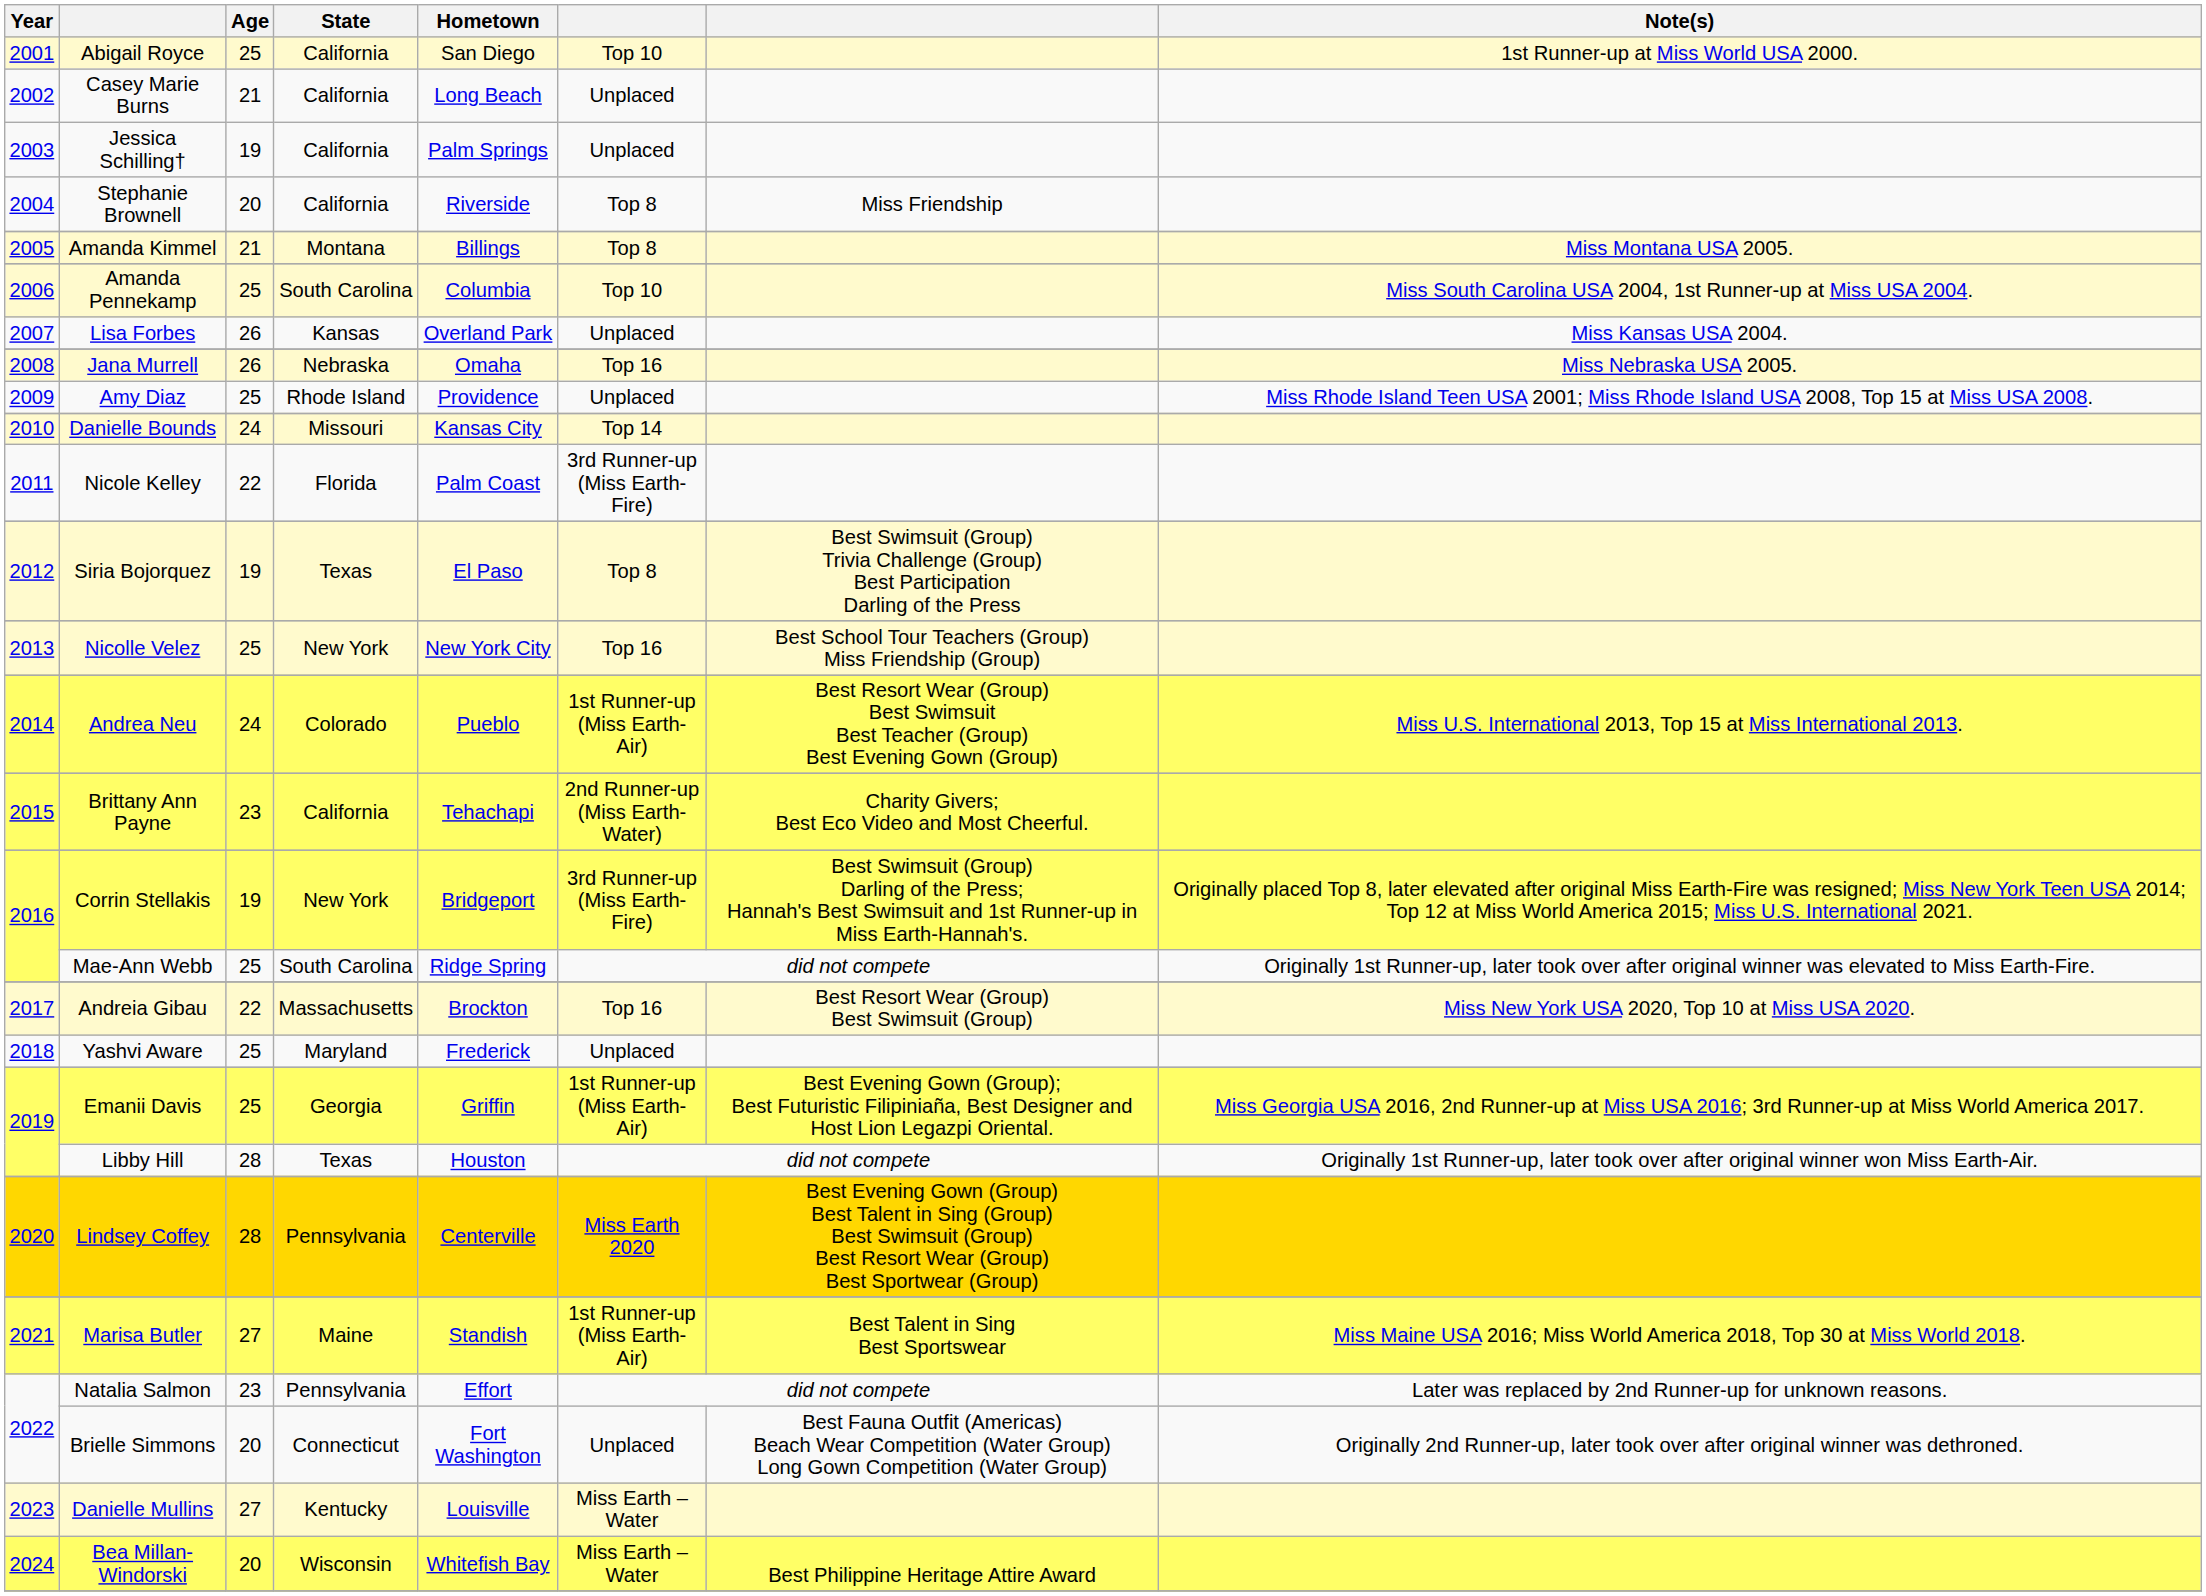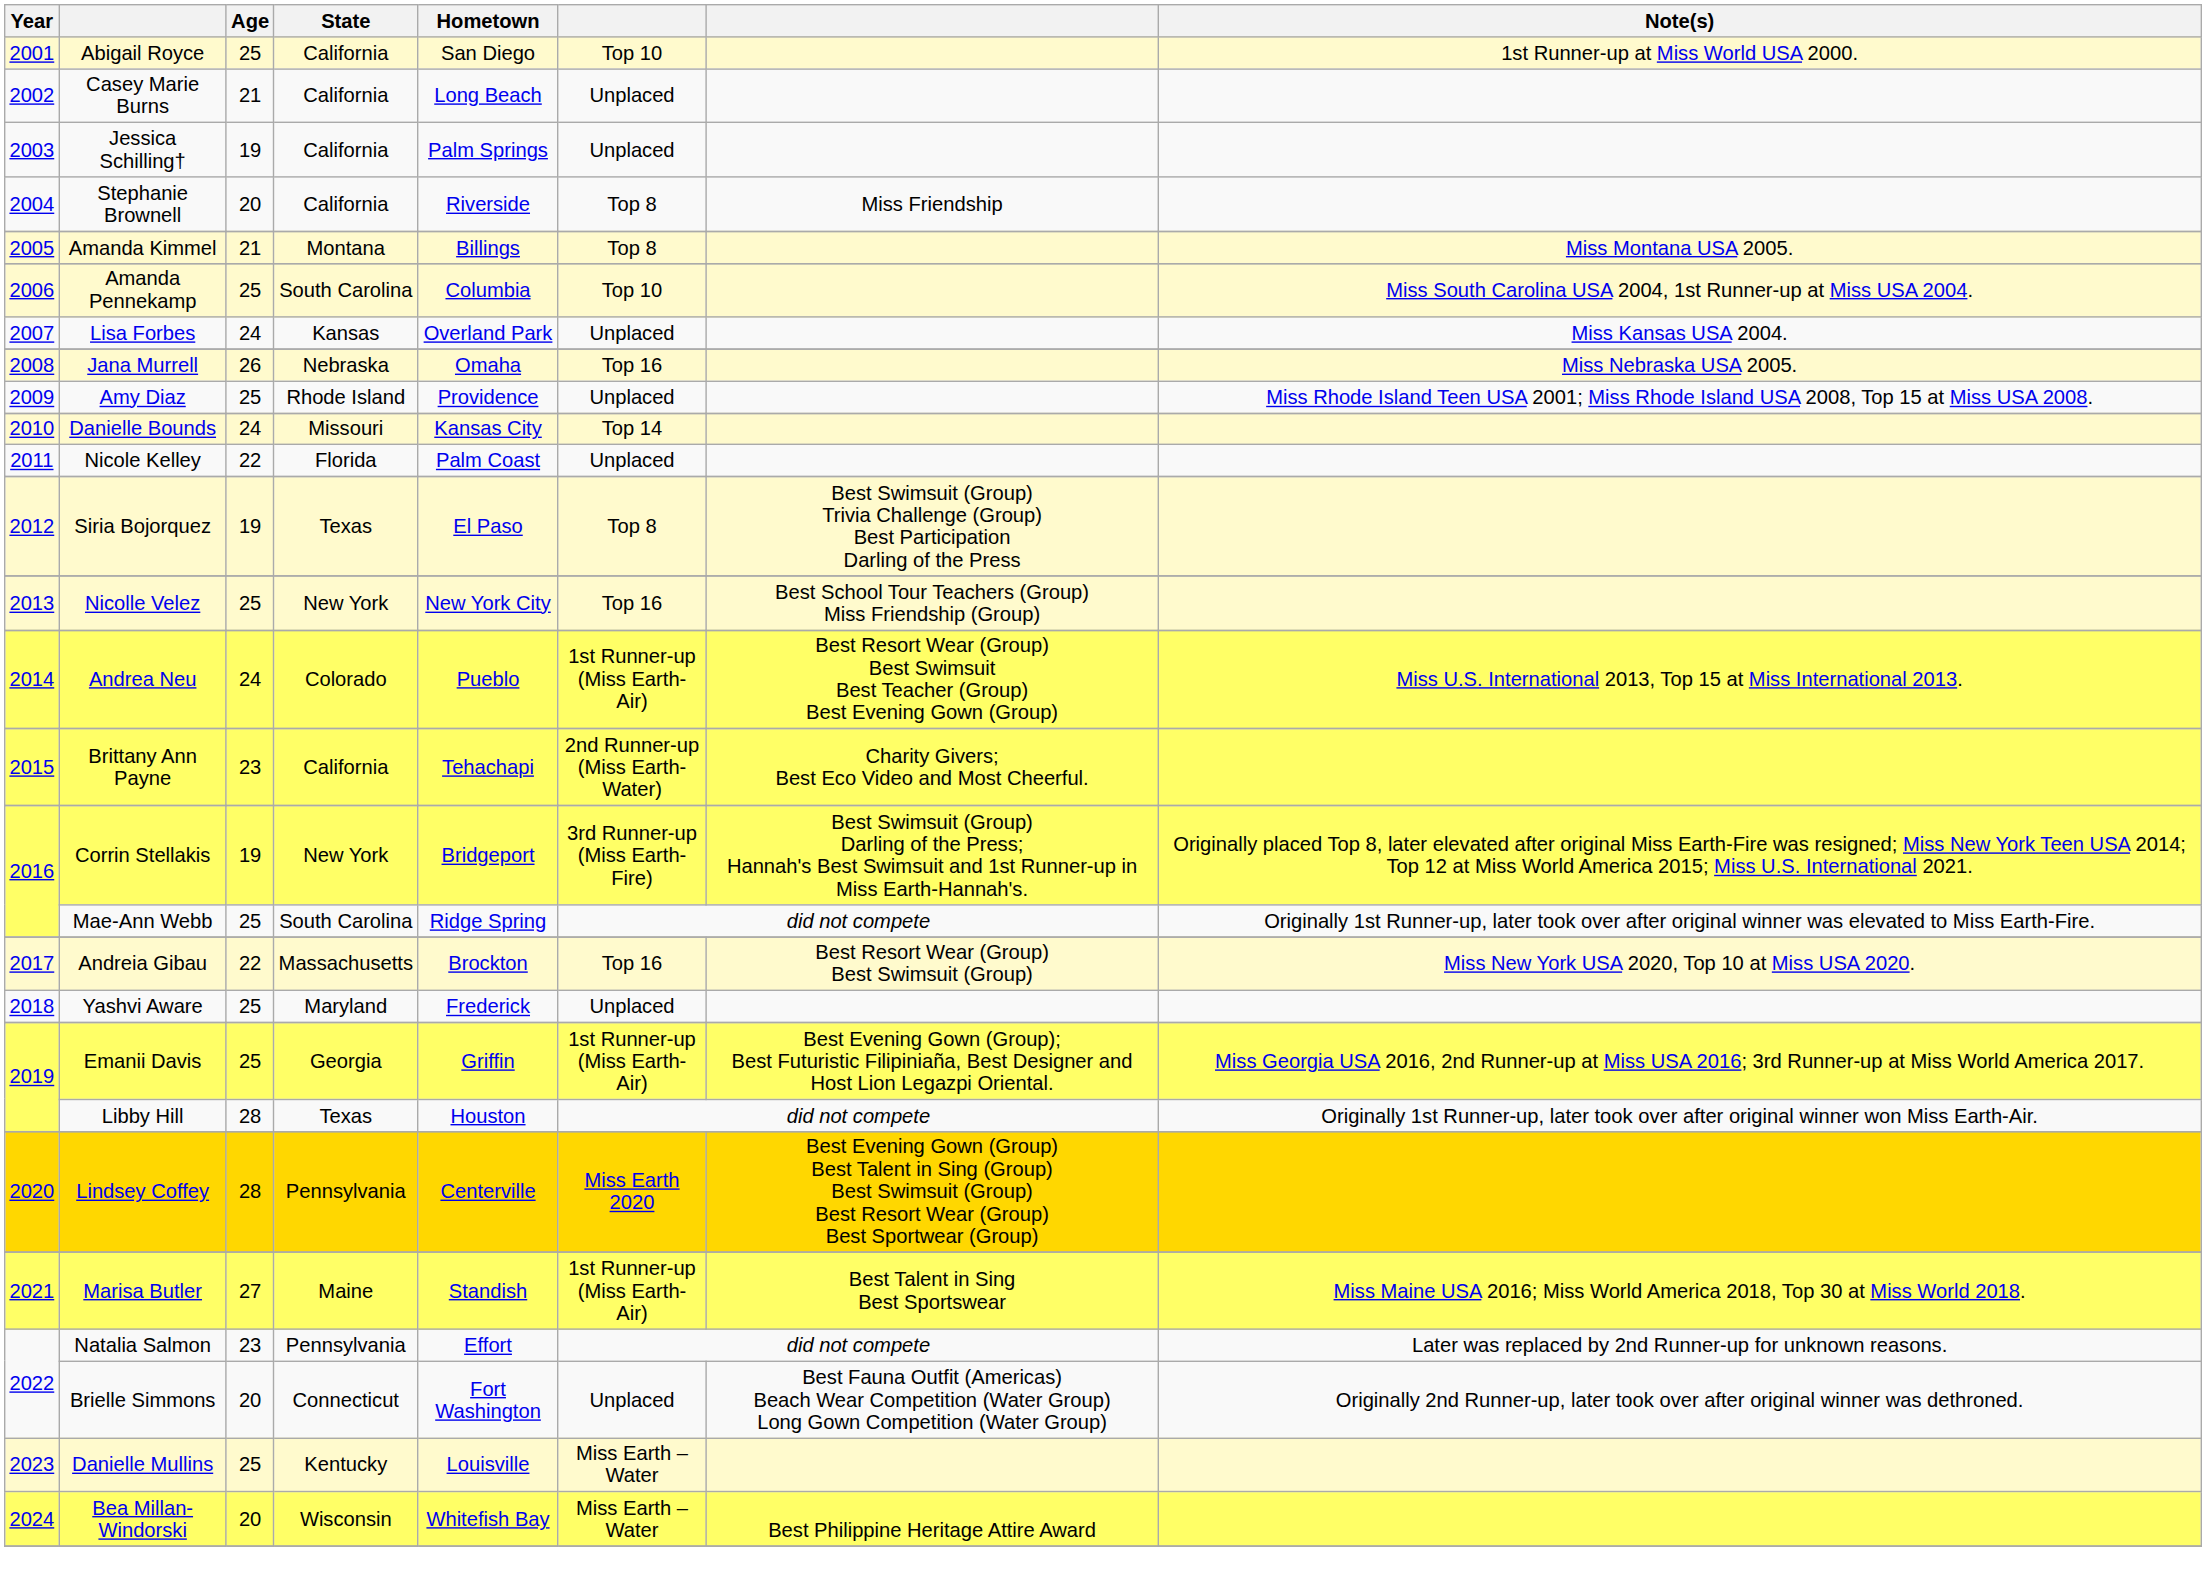(250, 334) 26 -> (250, 334) 24
(632, 483) 3rd Runner-up (Miss Earth-Fire) -> (632, 461) Unplaced
(250, 1510) 27 -> (250, 1465) 25
